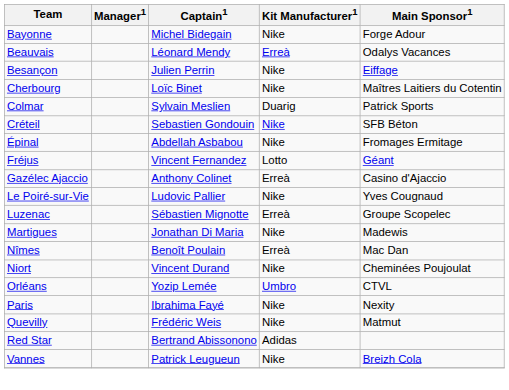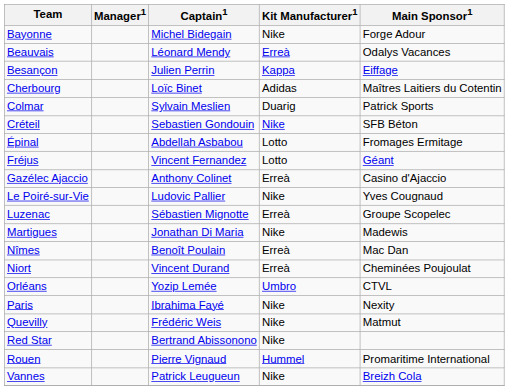(273, 70) Nike -> (278, 70) Kappa
(273, 88) Nike -> (279, 88) Adidas
(273, 142) Nike -> (275, 142) Lotto
(273, 268) Nike -> (276, 268) Erreà
(279, 340) Adidas -> (273, 340) Nike
+ row: (24, 358)
